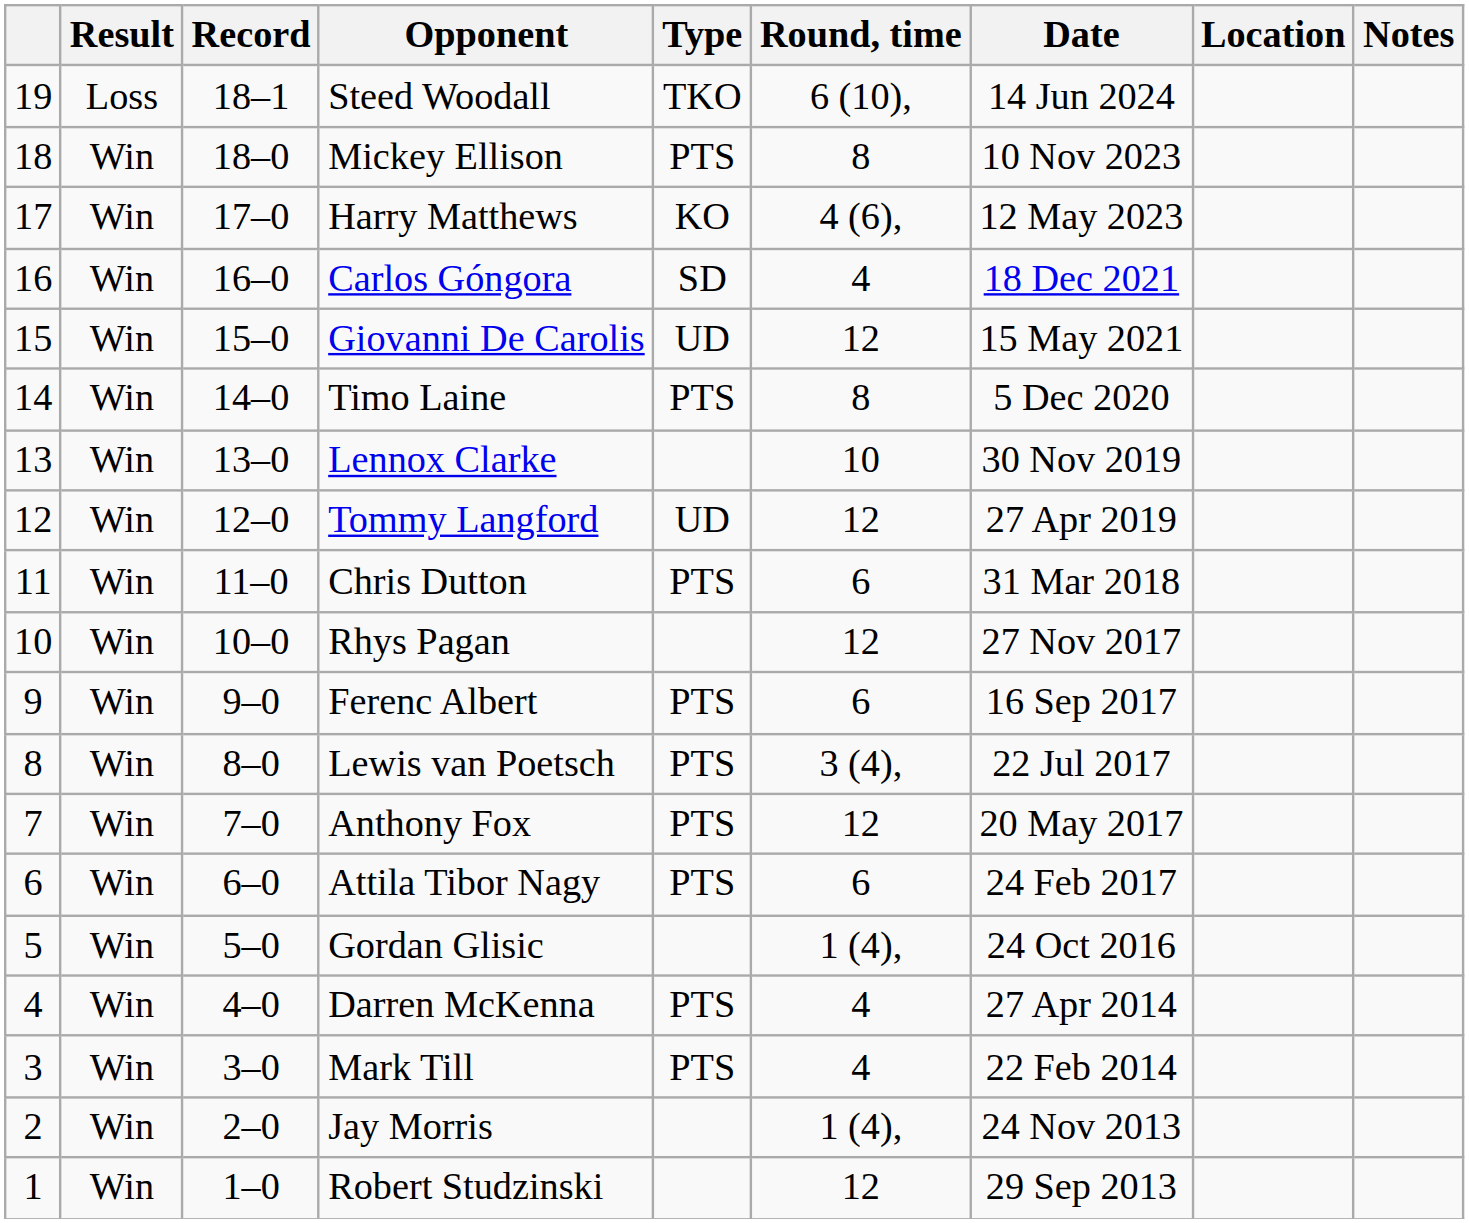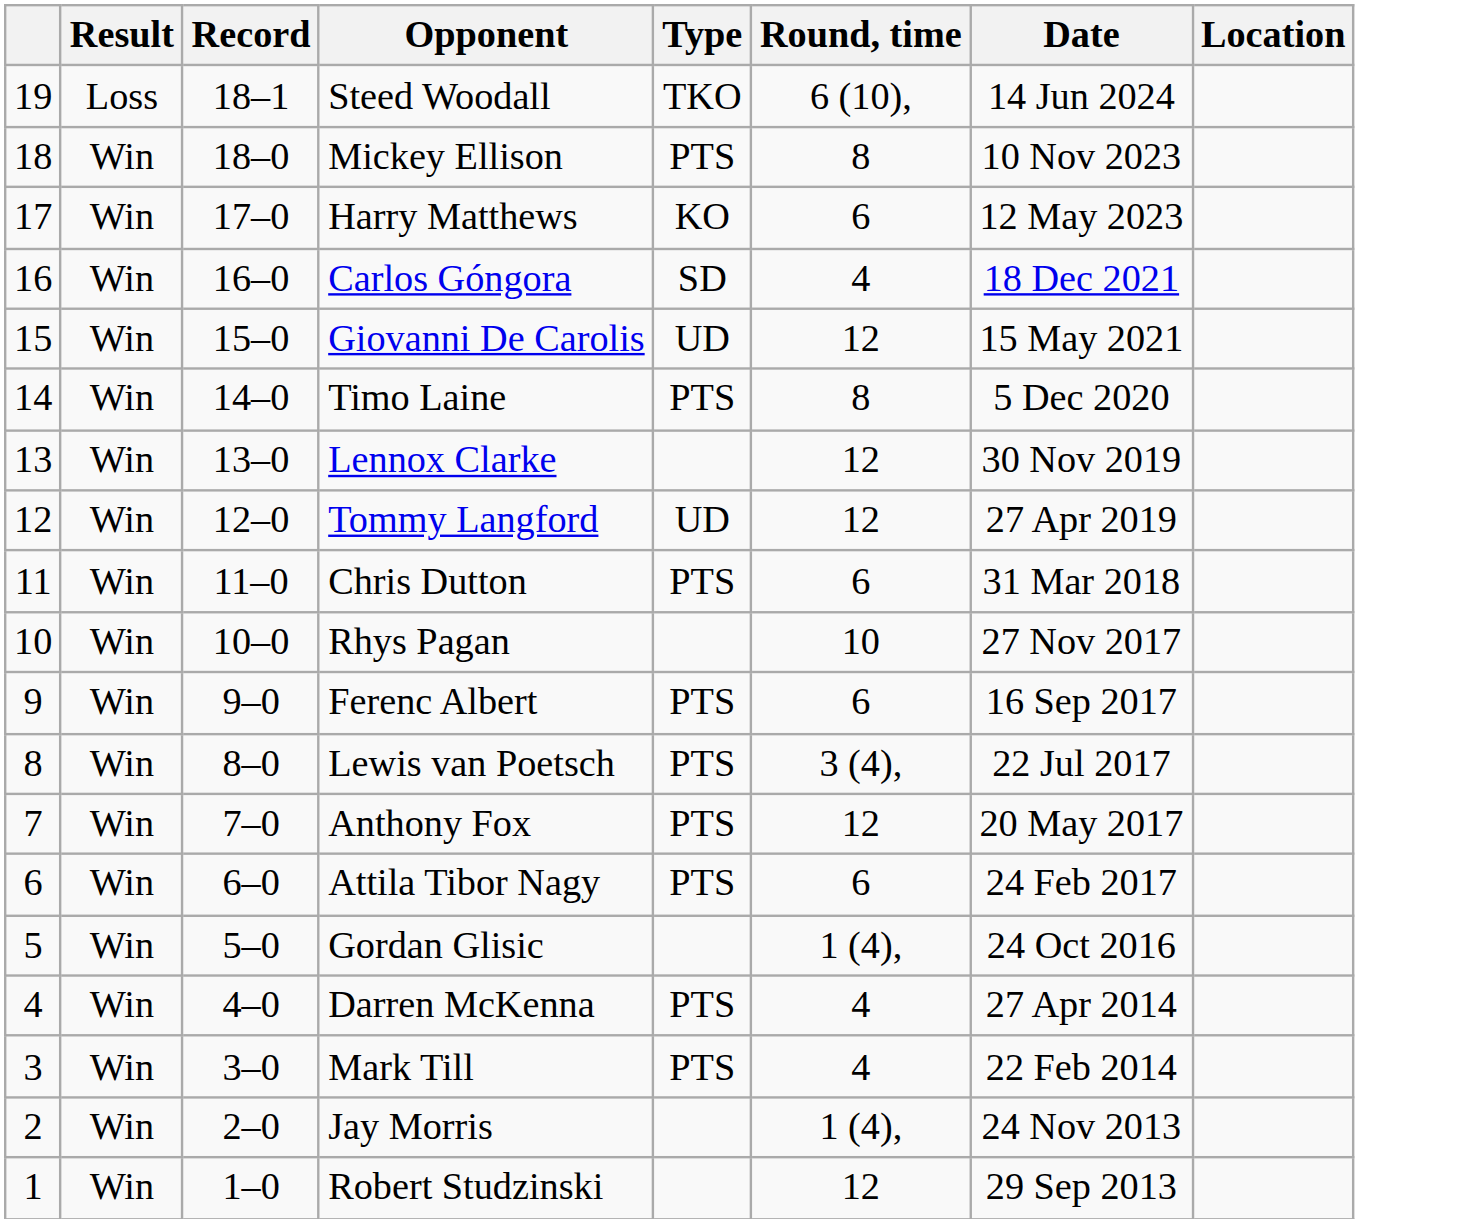- column: (1409, 34)
(861, 216) 4 (6), -> (861, 216) 6
(861, 459) 10 -> (861, 459) 12
(861, 641) 12 -> (861, 641) 10
